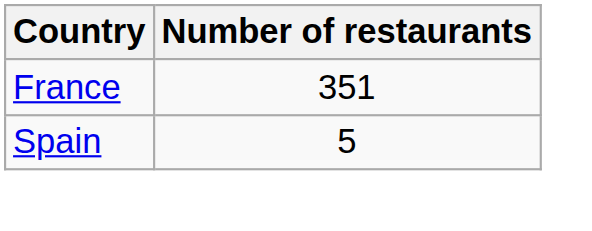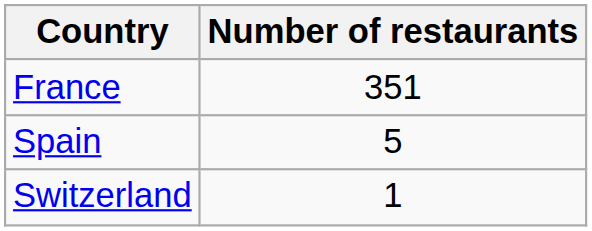+ row: (102, 196)
